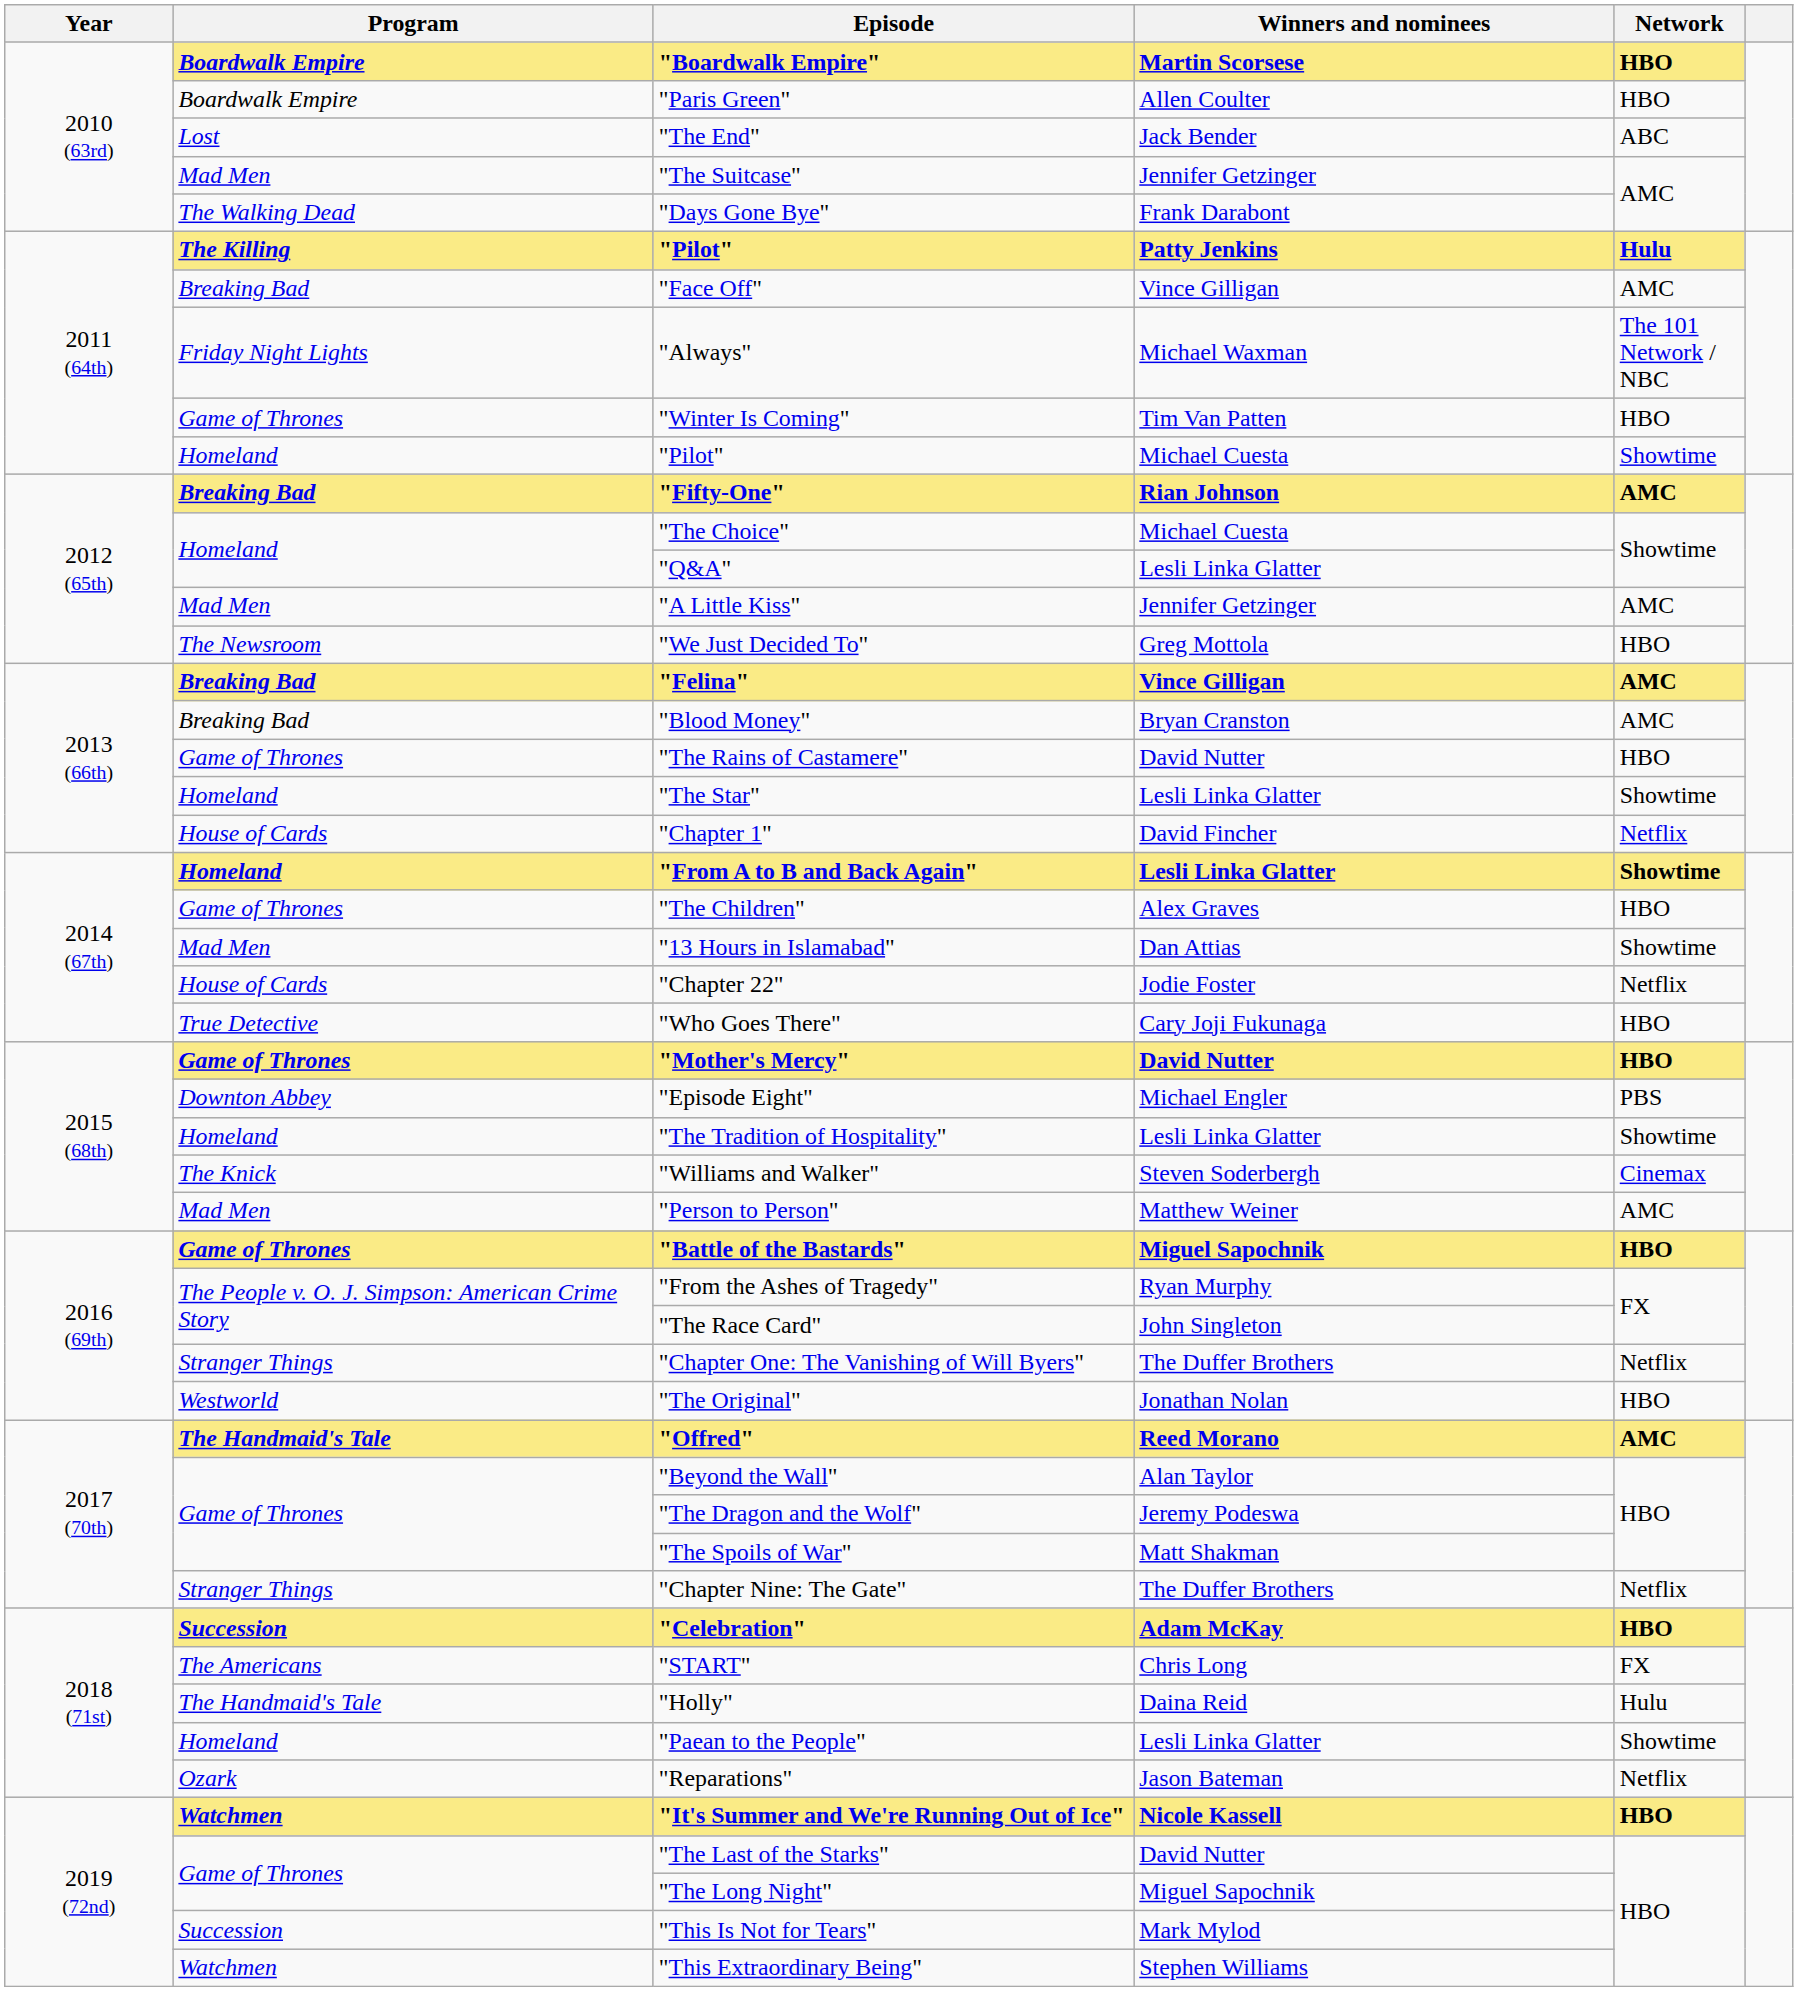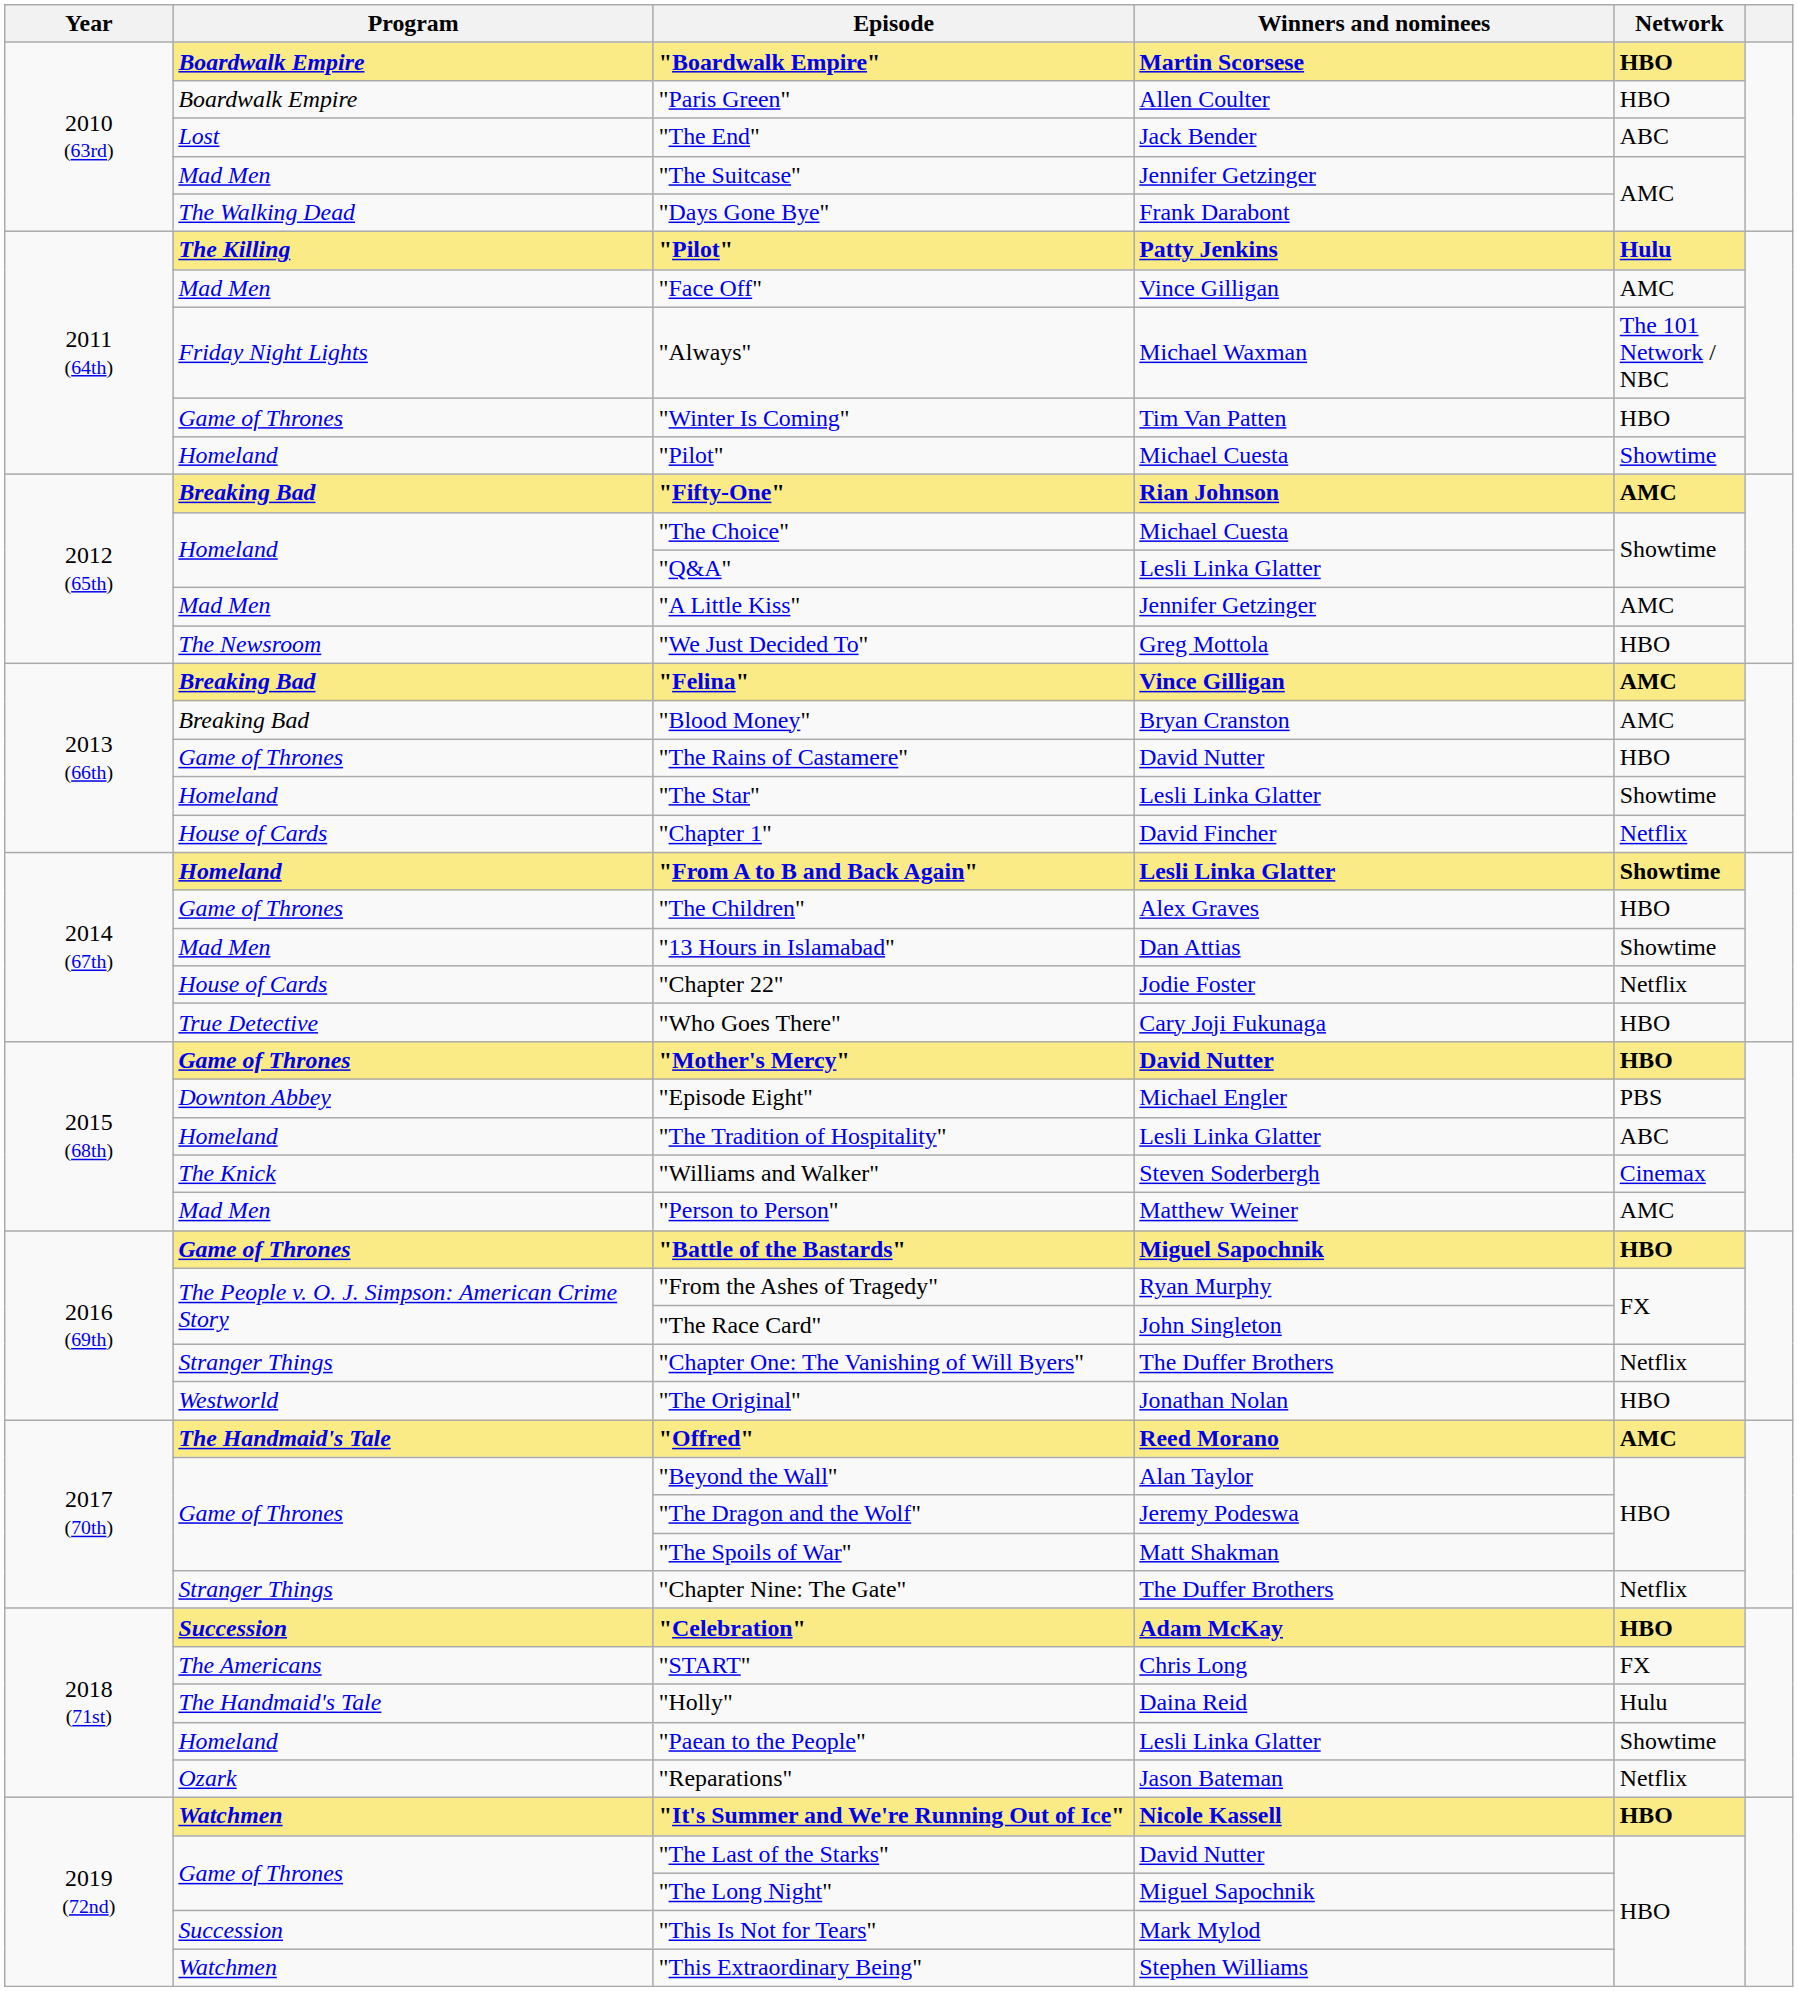(244, 288) Breaking Bad -> (224, 288) Mad Men
(1668, 1135) Showtime -> (1644, 1135) ABC
